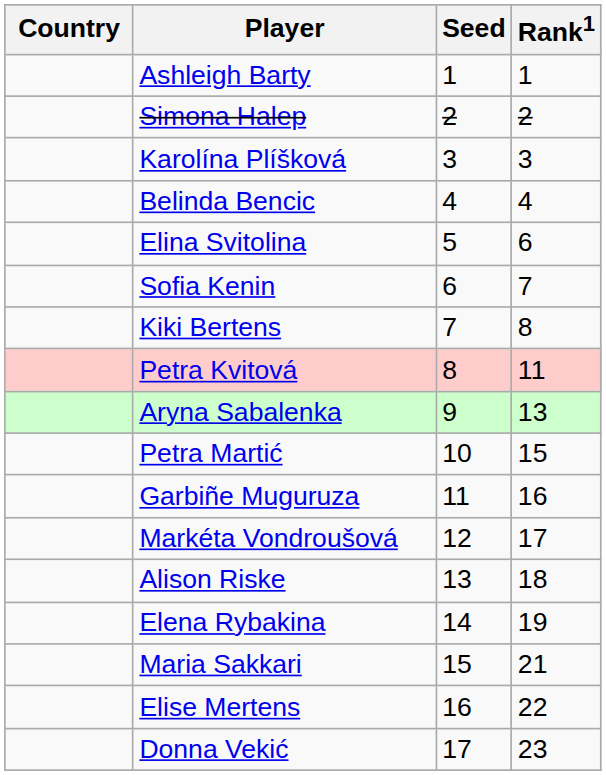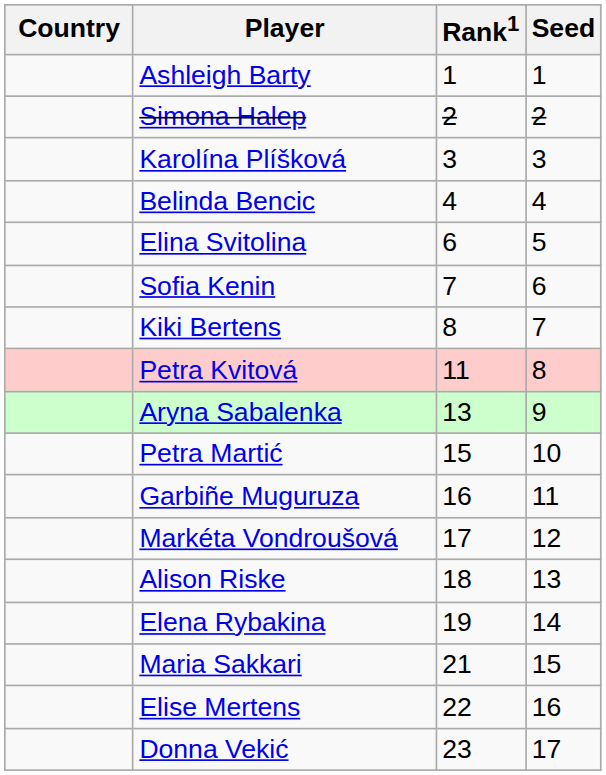columns swapped: (557, 29) <-> (474, 29)
